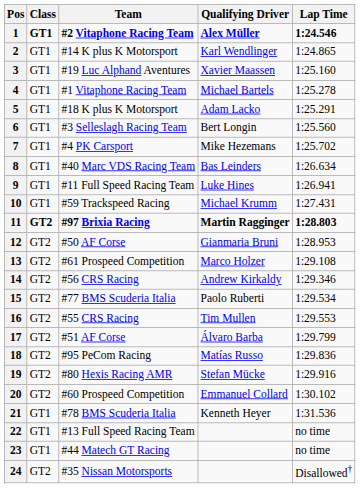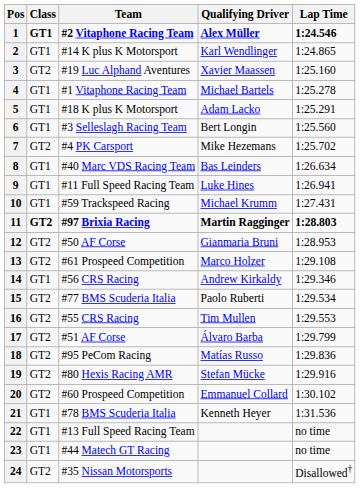(40, 71) GT1 -> (40, 71) GT2
(40, 147) GT1 -> (40, 147) GT2
(40, 280) GT2 -> (40, 280) GT1
